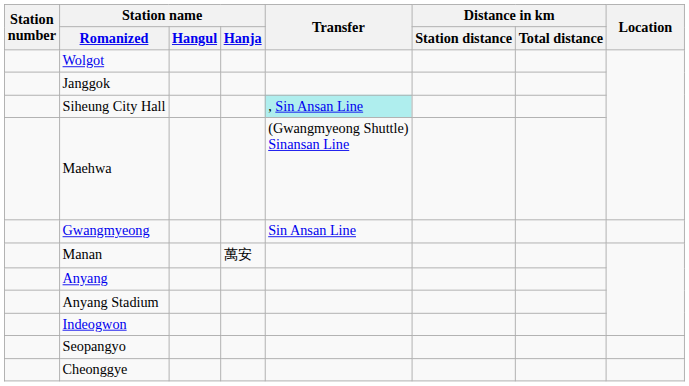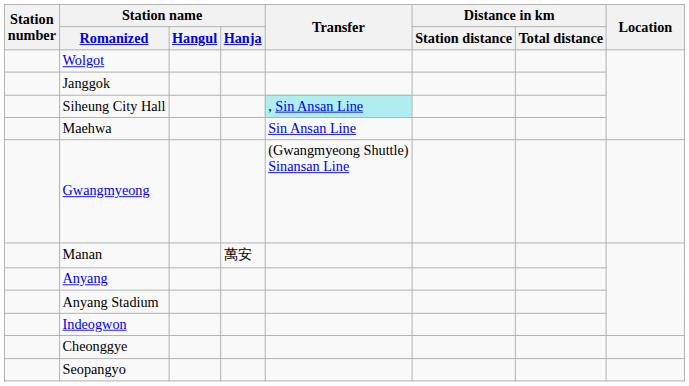(338, 136) (Gwangmyeong Shuttle) Sinansan Line -> (312, 128) Sin Ansan Line
(312, 231) Sin Ansan Line -> (338, 159) (Gwangmyeong Shuttle) Sinansan Line
rows swapped: (95, 369) <-> (94, 346)
